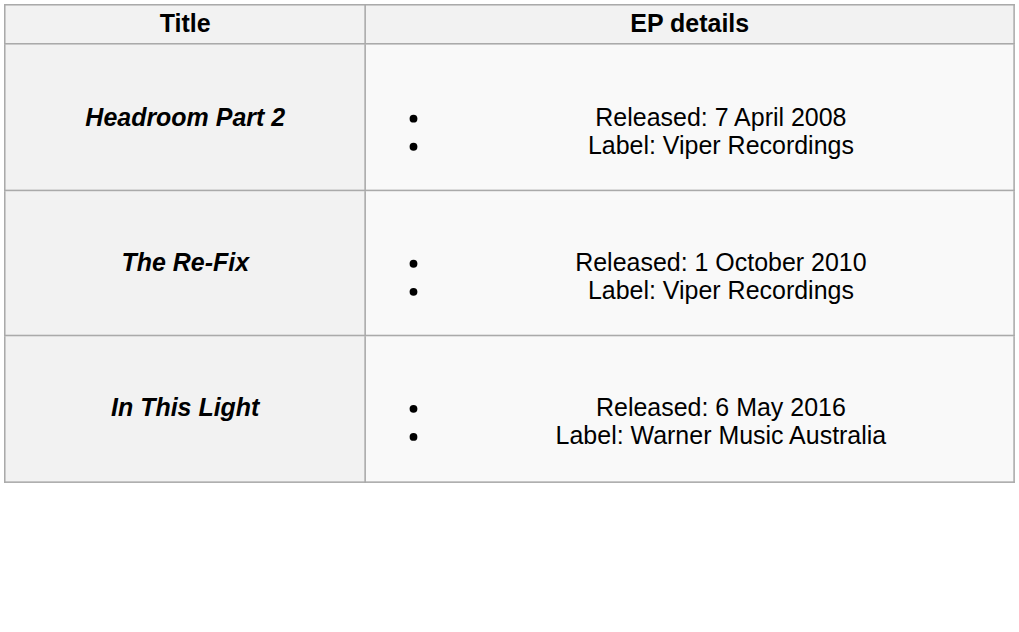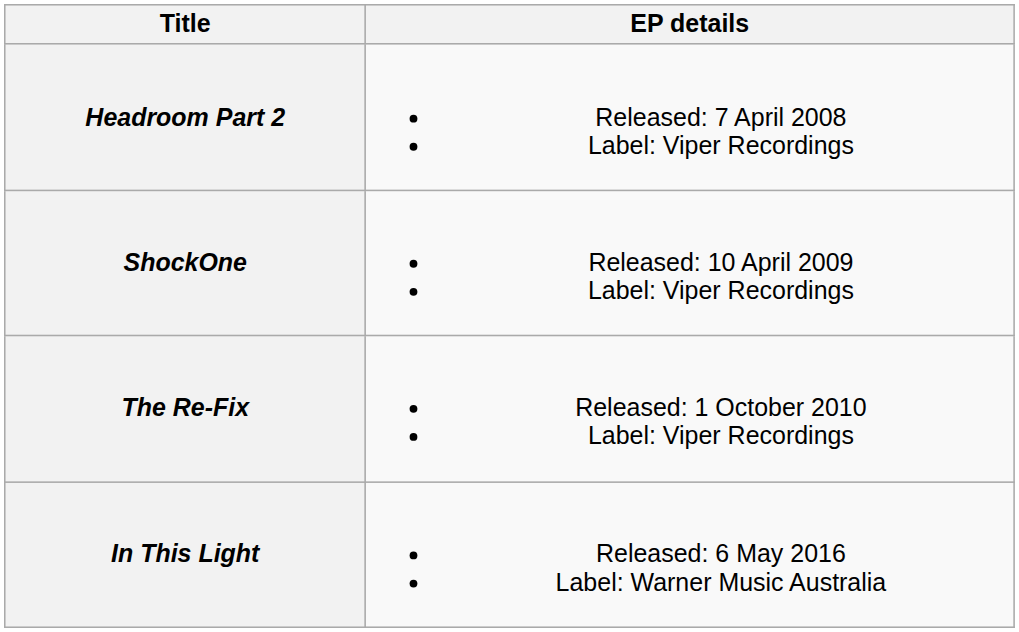+ row: (185, 262)
